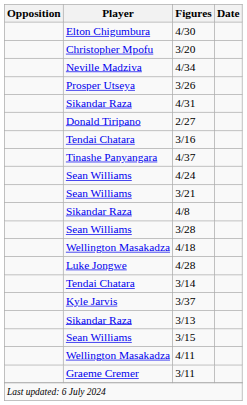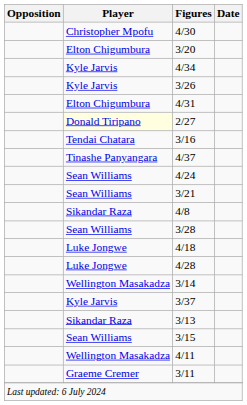(108, 31) Elton Chigumbura -> (110, 31) Christopher Mpofu
(110, 49) Christopher Mpofu -> (108, 49) Elton Chigumbura
(104, 67) Neville Madziva -> (92, 67) Kyle Jarvis
(100, 85) Prosper Utseya -> (92, 85) Kyle Jarvis
(99, 103) Sikandar Raza -> (108, 103) Elton Chigumbura
(103, 121) no background -> (103, 121) lightyellow background
(118, 247) Wellington Masakadza -> (96, 247) Luke Jongwe
(100, 283) Tendai Chatara -> (118, 283) Wellington Masakadza
